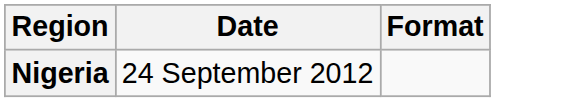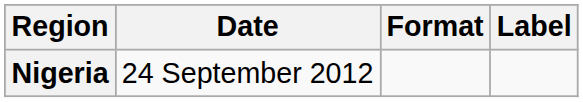+ column: (534, 27)
